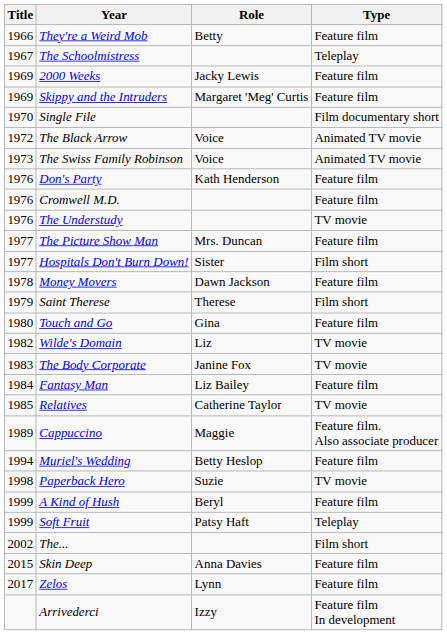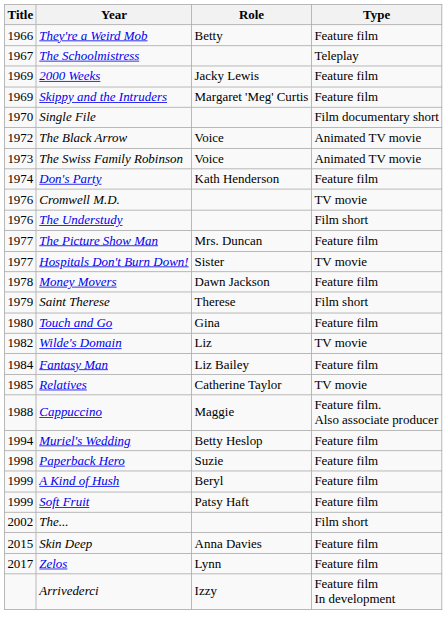(20, 179) 1976 -> (20, 179) 1974
(346, 199) Feature film -> (341, 199) TV movie
(341, 220) TV movie -> (341, 220) Film short
(341, 261) Film short -> (341, 261) TV movie
- row: (93, 364)
(20, 433) 1989 -> (20, 412) 1988
(341, 481) TV movie -> (346, 460) Feature film
(337, 522) Teleplay -> (346, 502) Feature film
